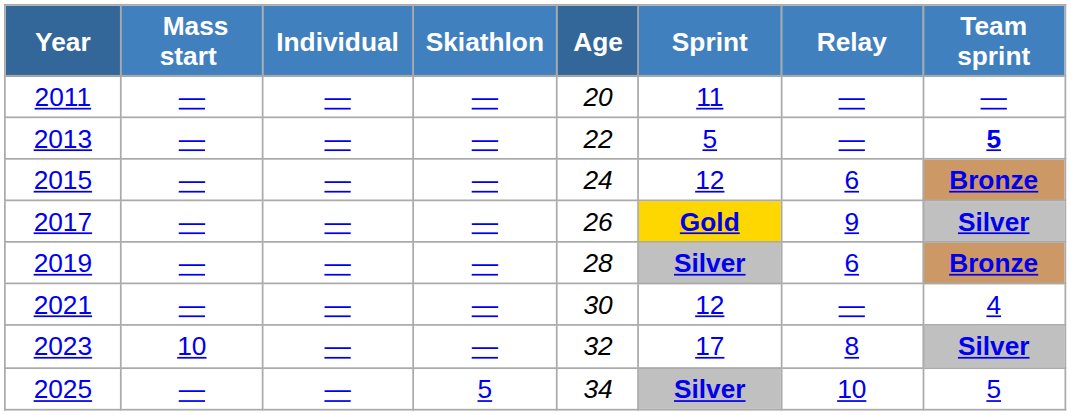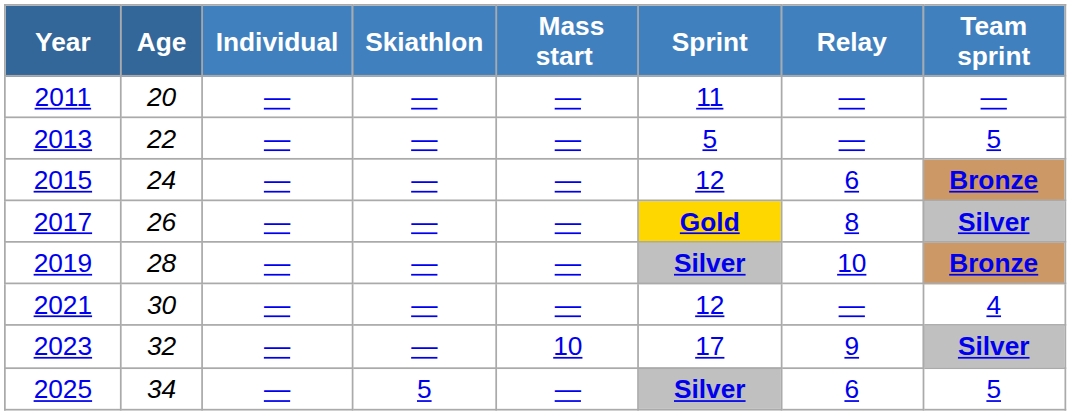columns swapped: (598, 41) <-> (192, 41)
(994, 139) bold -> (994, 139) normal
(852, 222) 9 -> (852, 222) 8
(852, 263) 6 -> (852, 263) 10
(852, 347) 8 -> (852, 347) 9
(852, 388) 10 -> (852, 388) 6
